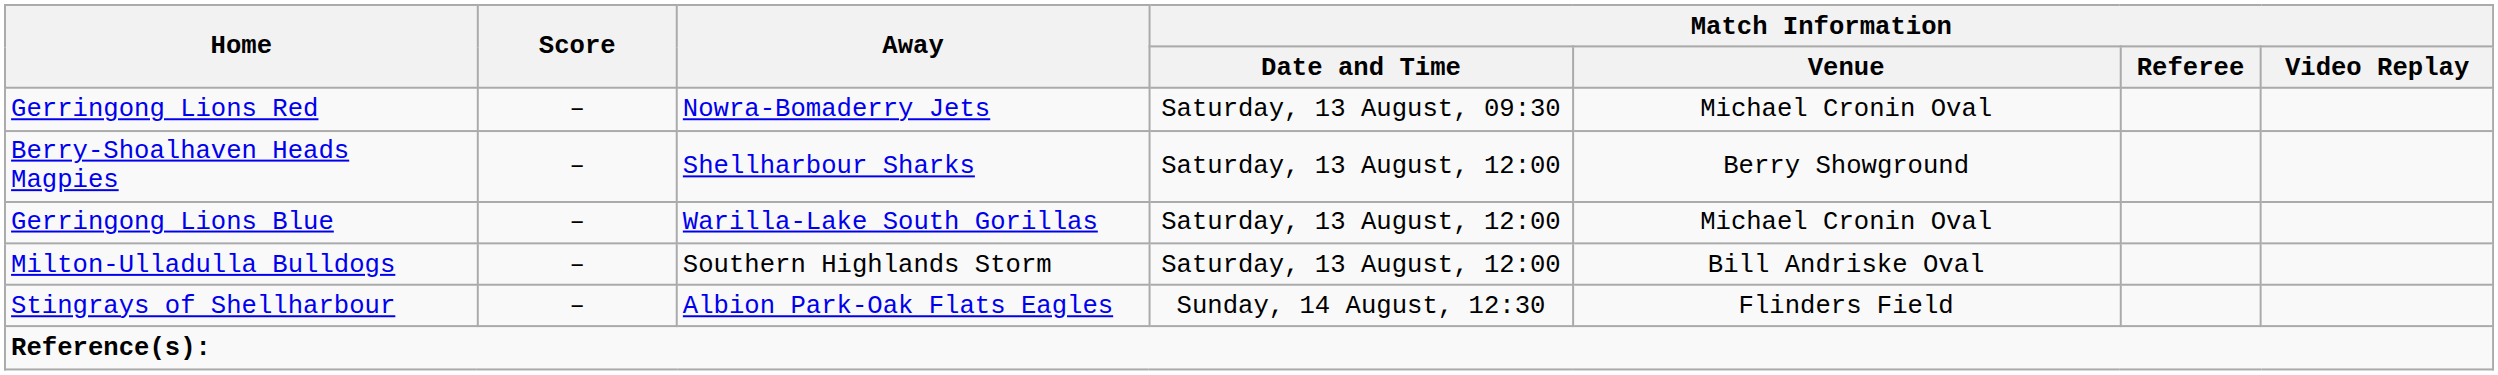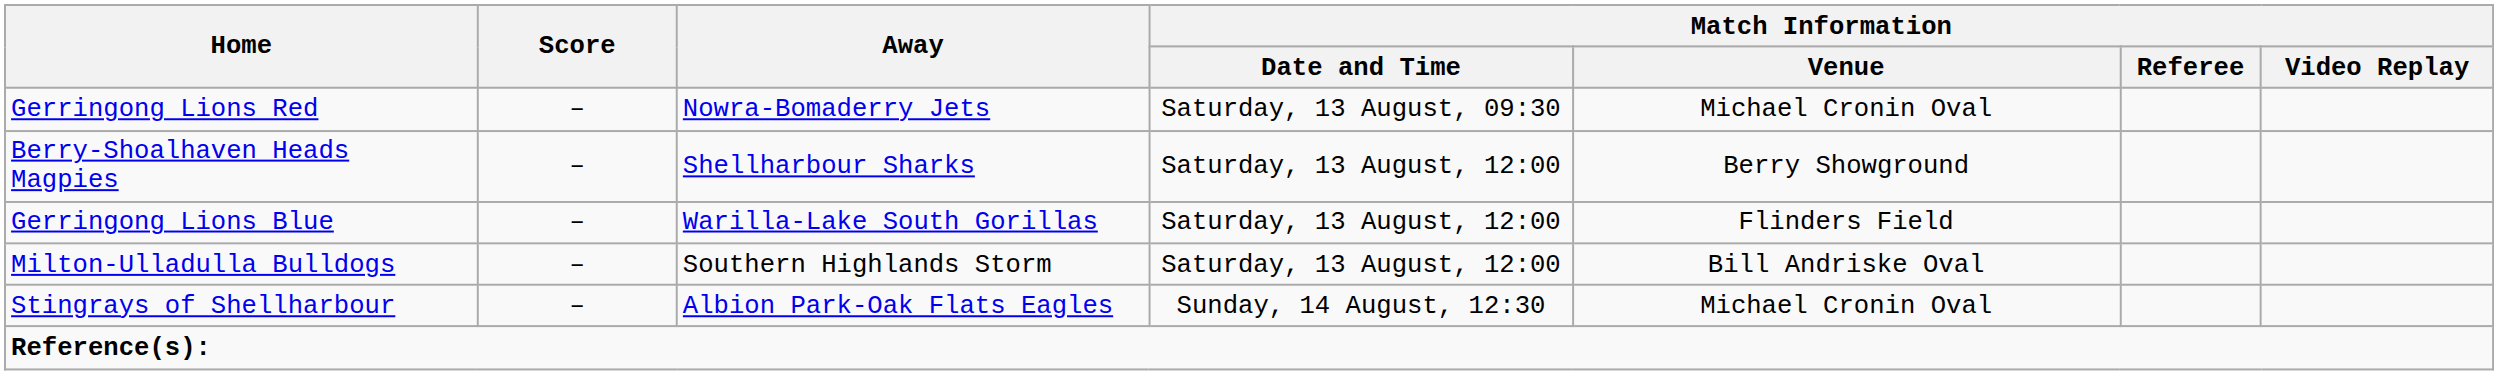(1846, 222) Michael Cronin Oval -> (1846, 222) Flinders Field
(1846, 306) Flinders Field -> (1846, 306) Michael Cronin Oval
